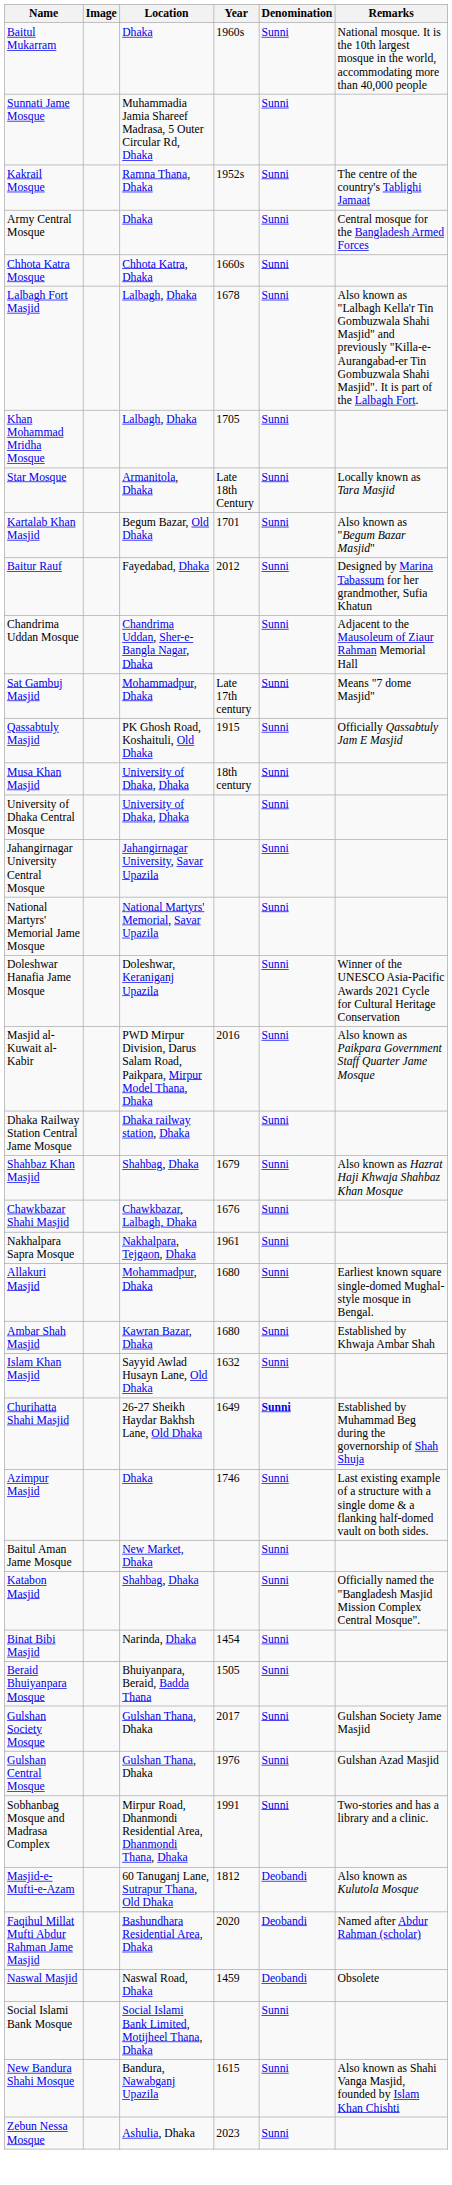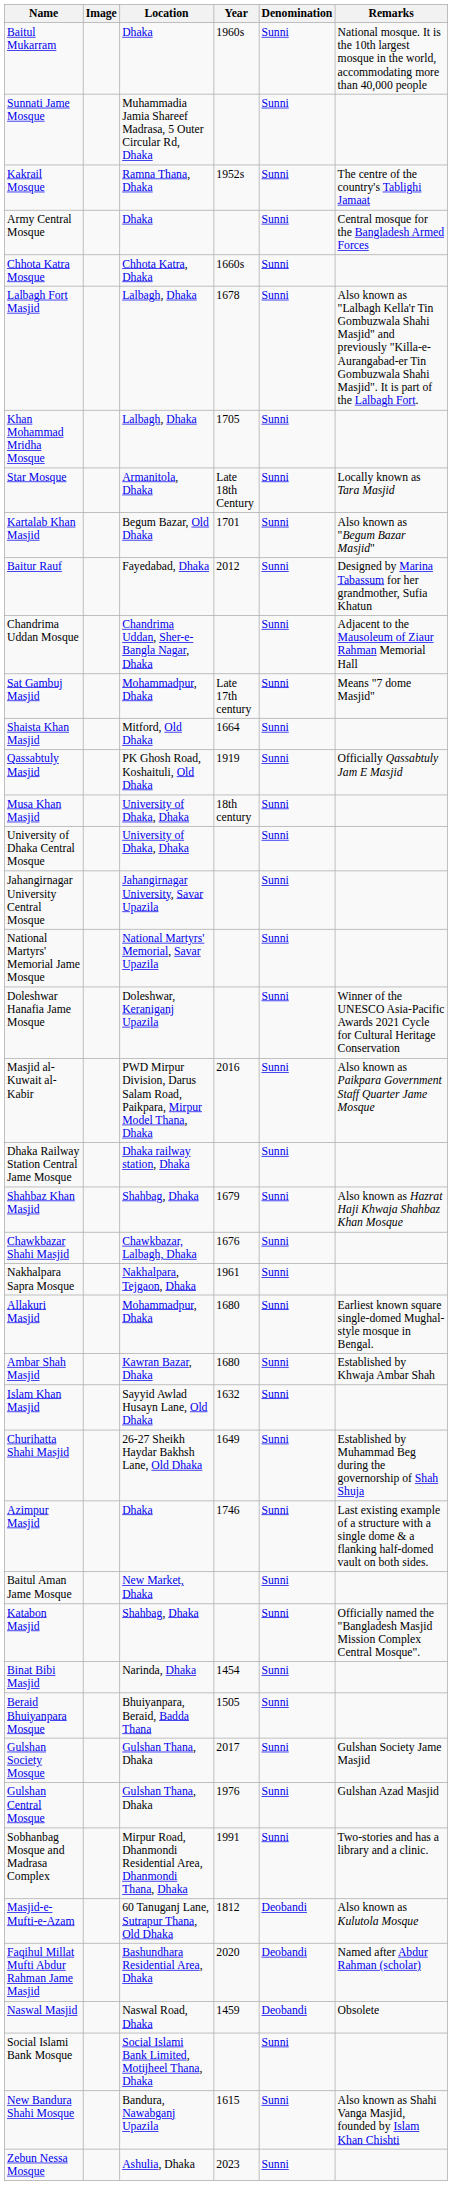+ row: (38, 734)
(228, 727) 1915 -> (228, 759) 1919
(276, 1407) bold -> (275, 1439) normal
